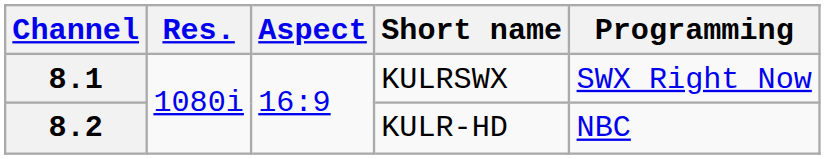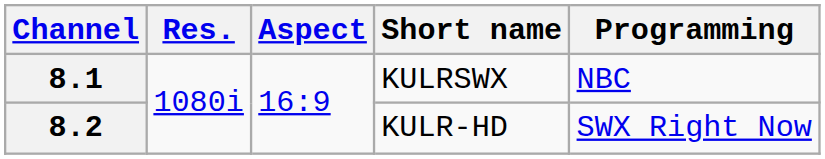(694, 79) SWX Right Now -> (604, 79) NBC
(604, 128) NBC -> (694, 128) SWX Right Now
